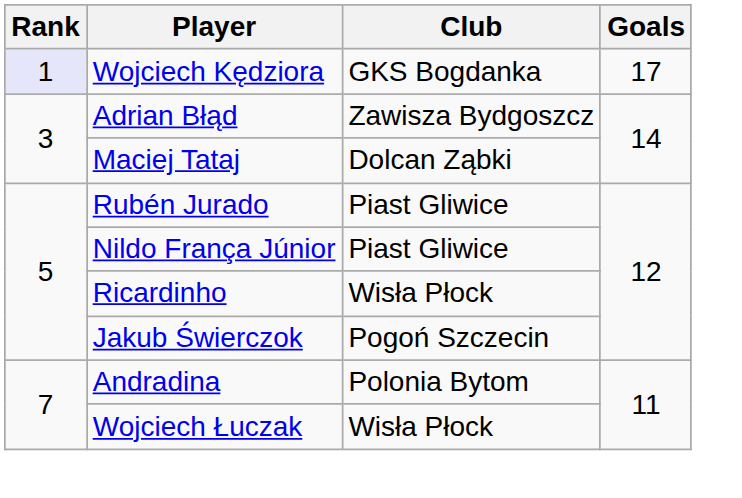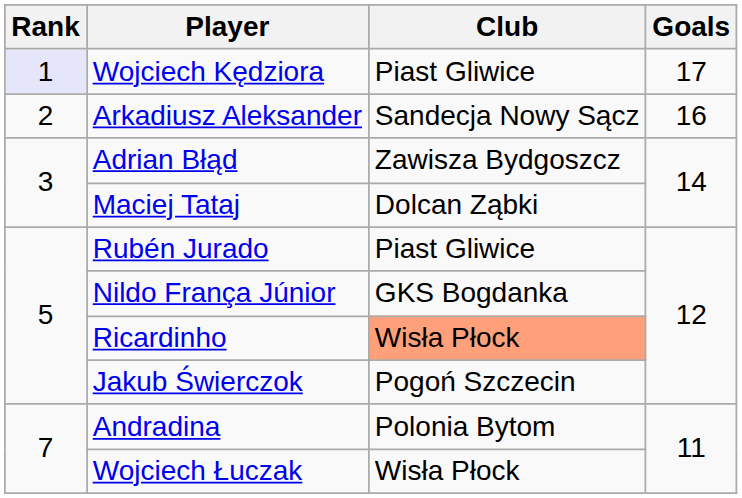(445, 71) GKS Bogdanka -> (455, 71) Piast Gliwice
+ row: (227, 115)
(429, 248) Piast Gliwice -> (471, 293) GKS Bogdanka
(421, 293) no background -> (447, 337) lightsalmon background
